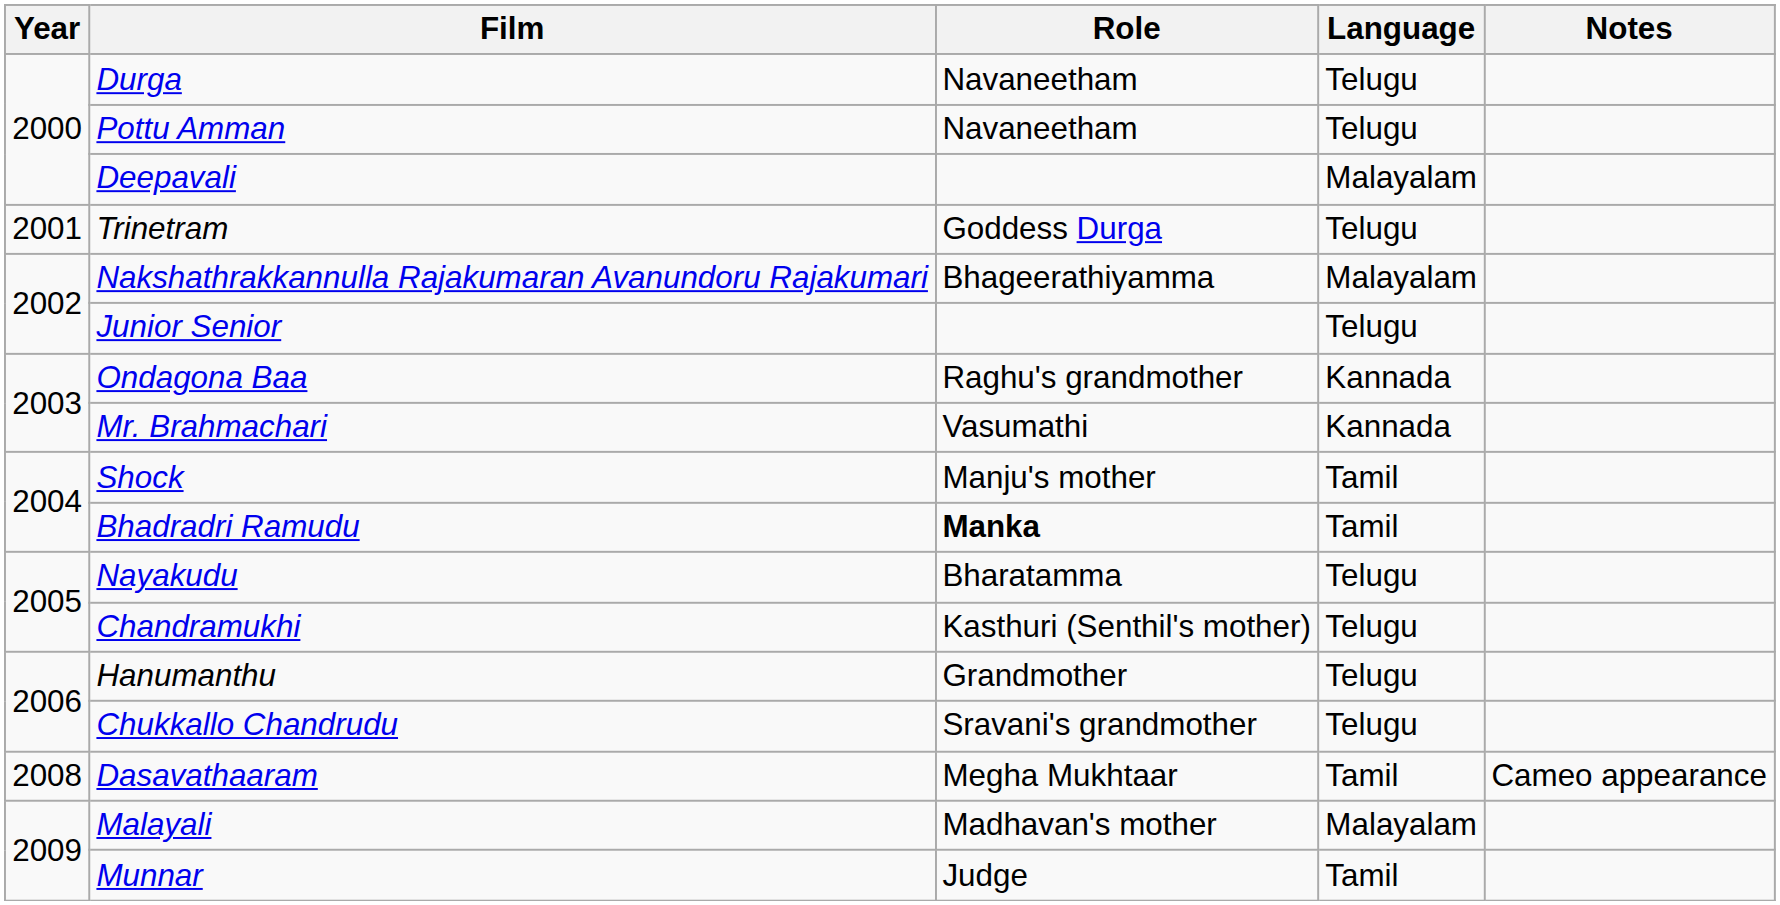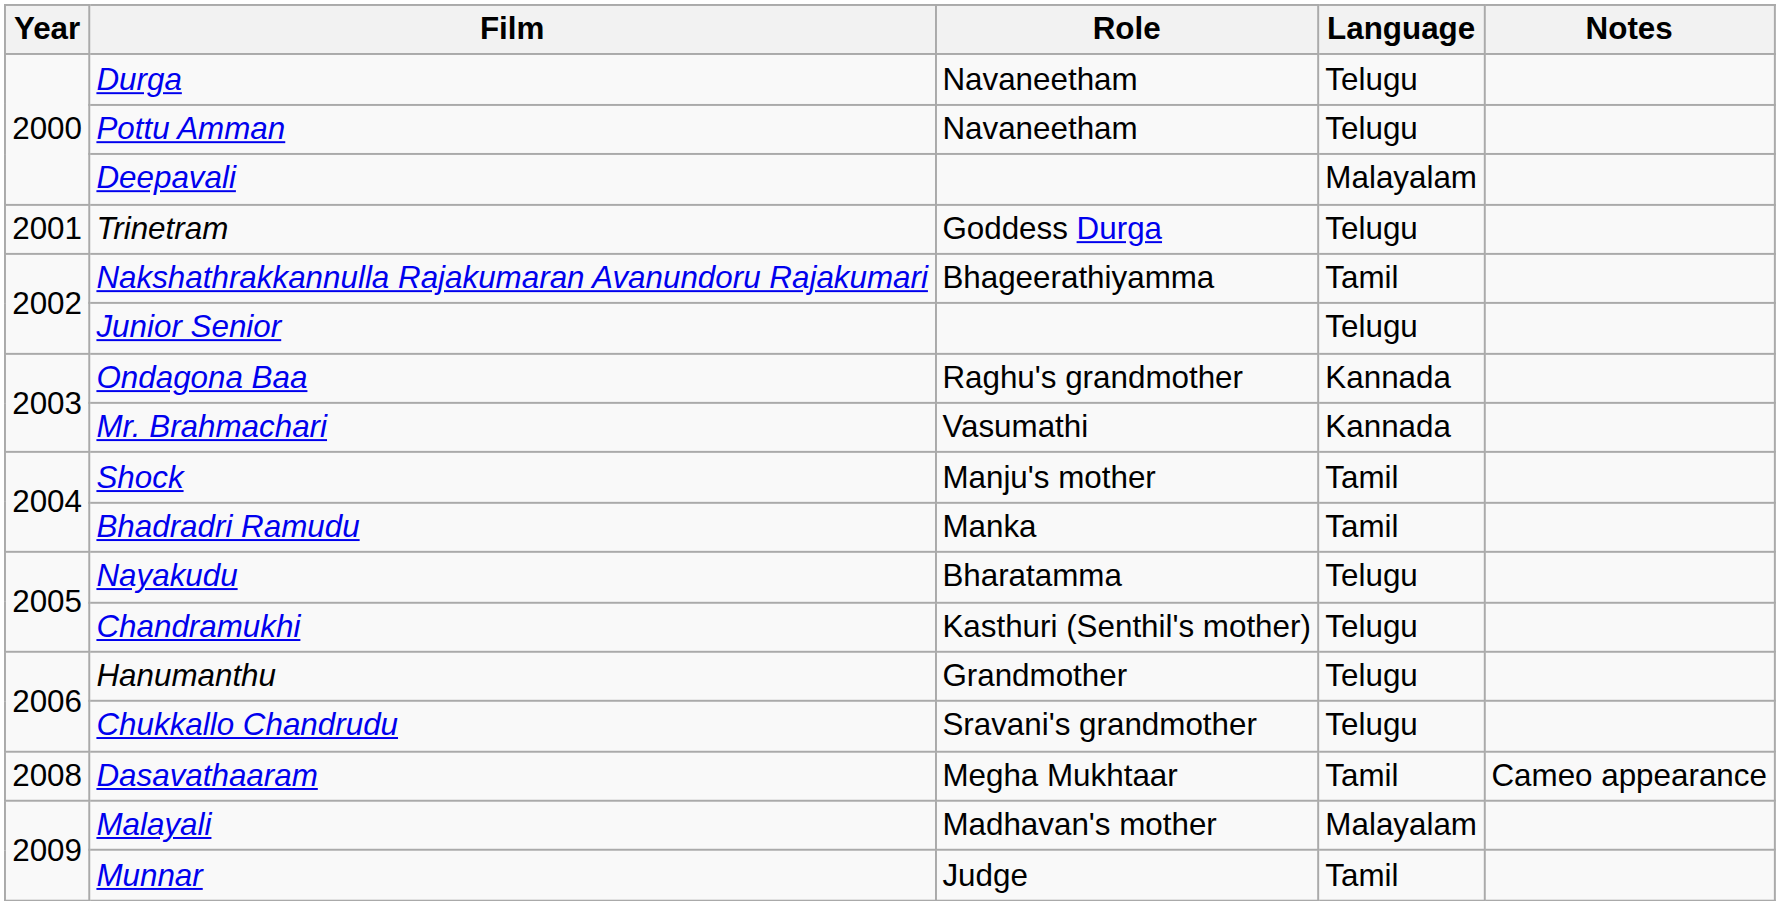(1401, 278) Malayalam -> (1362, 278) Tamil
(991, 526) bold -> (989, 526) normal
